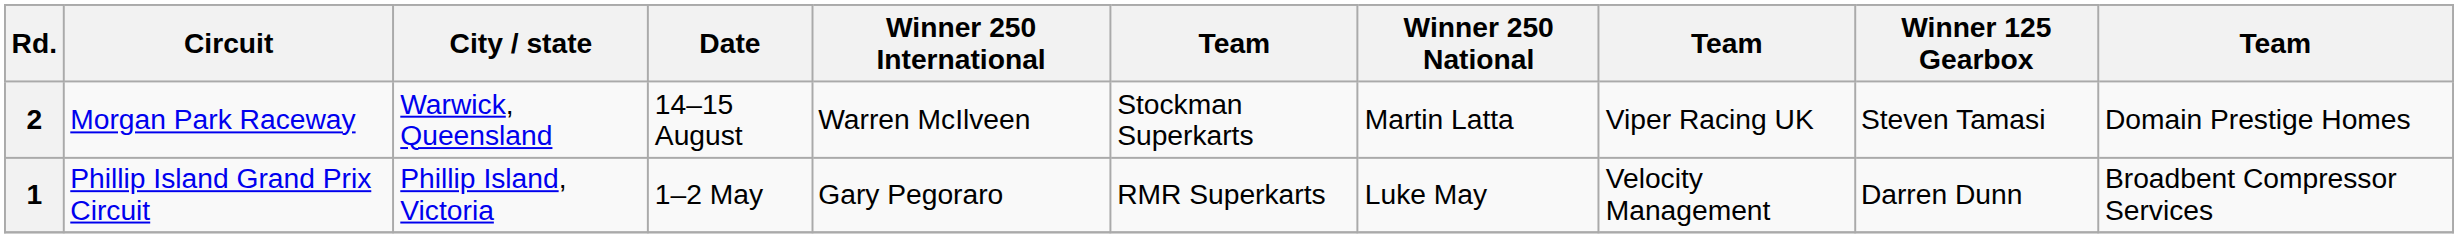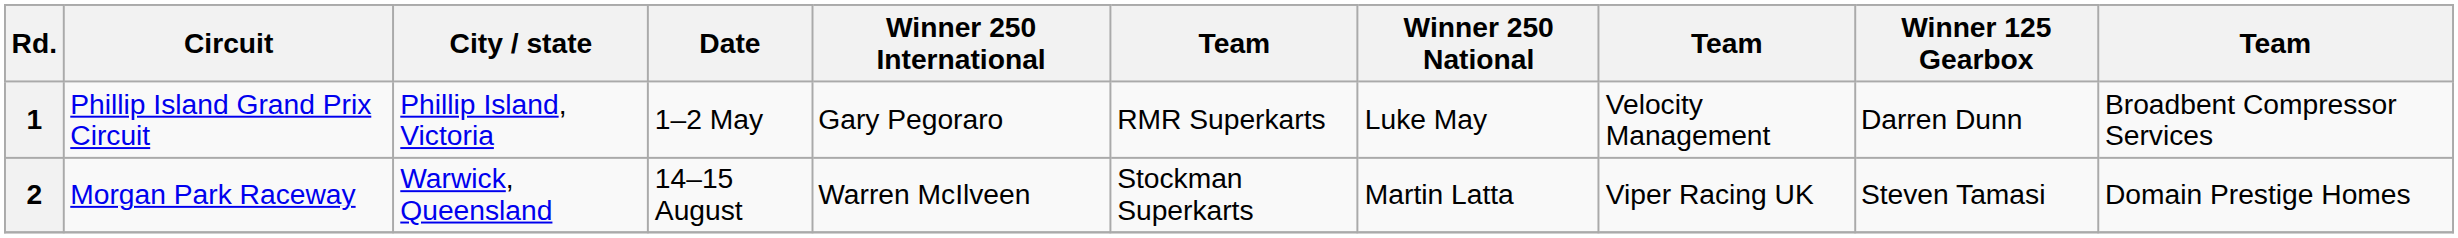rows swapped: (34, 195) <-> (34, 119)
